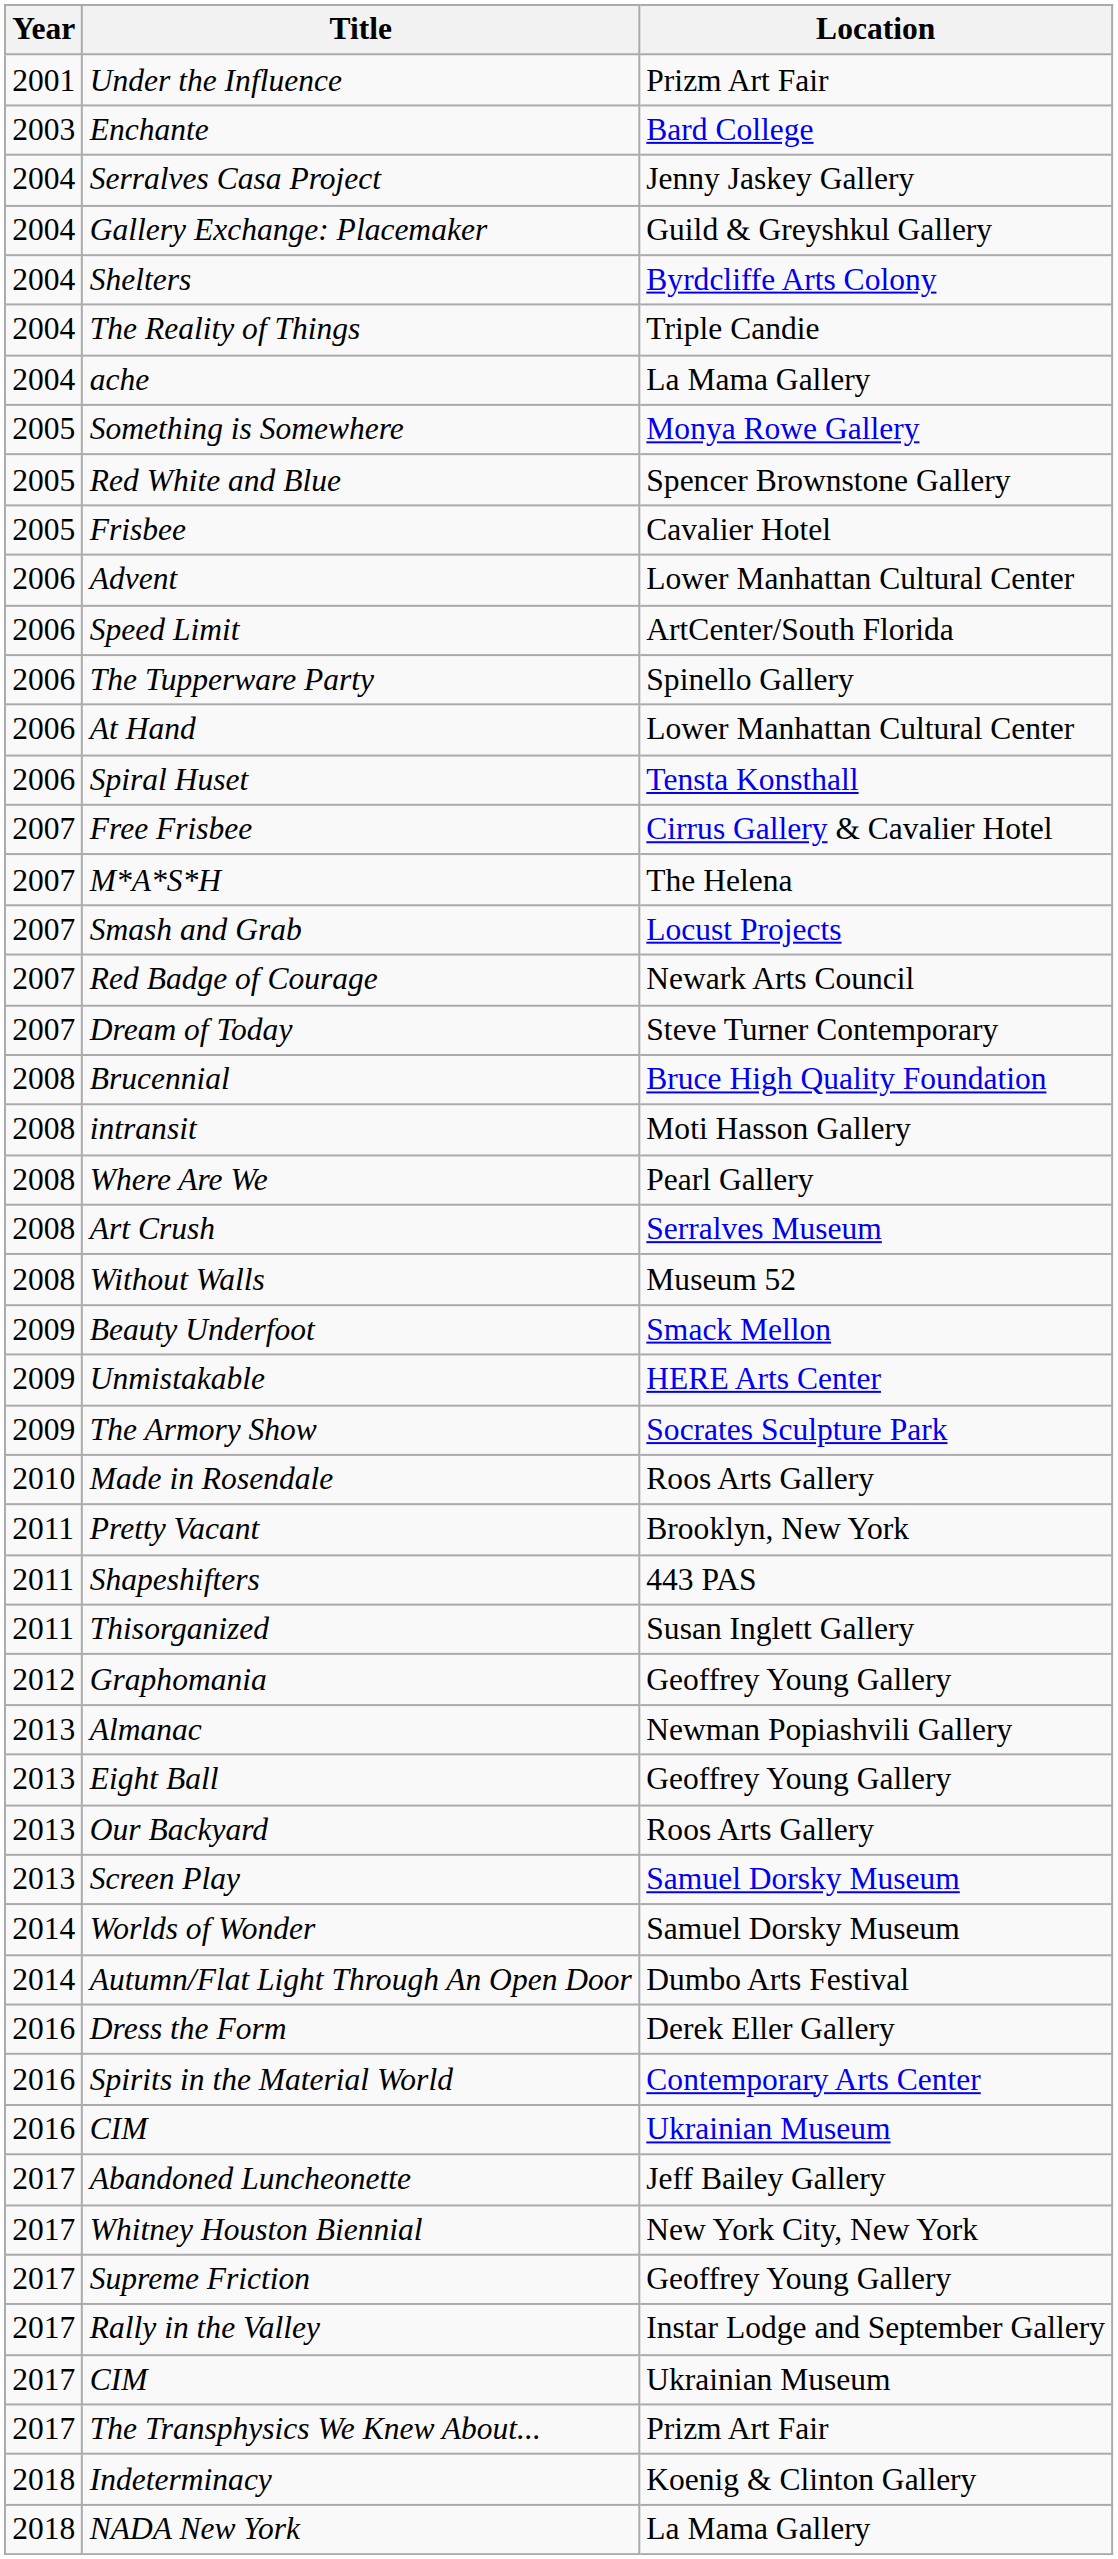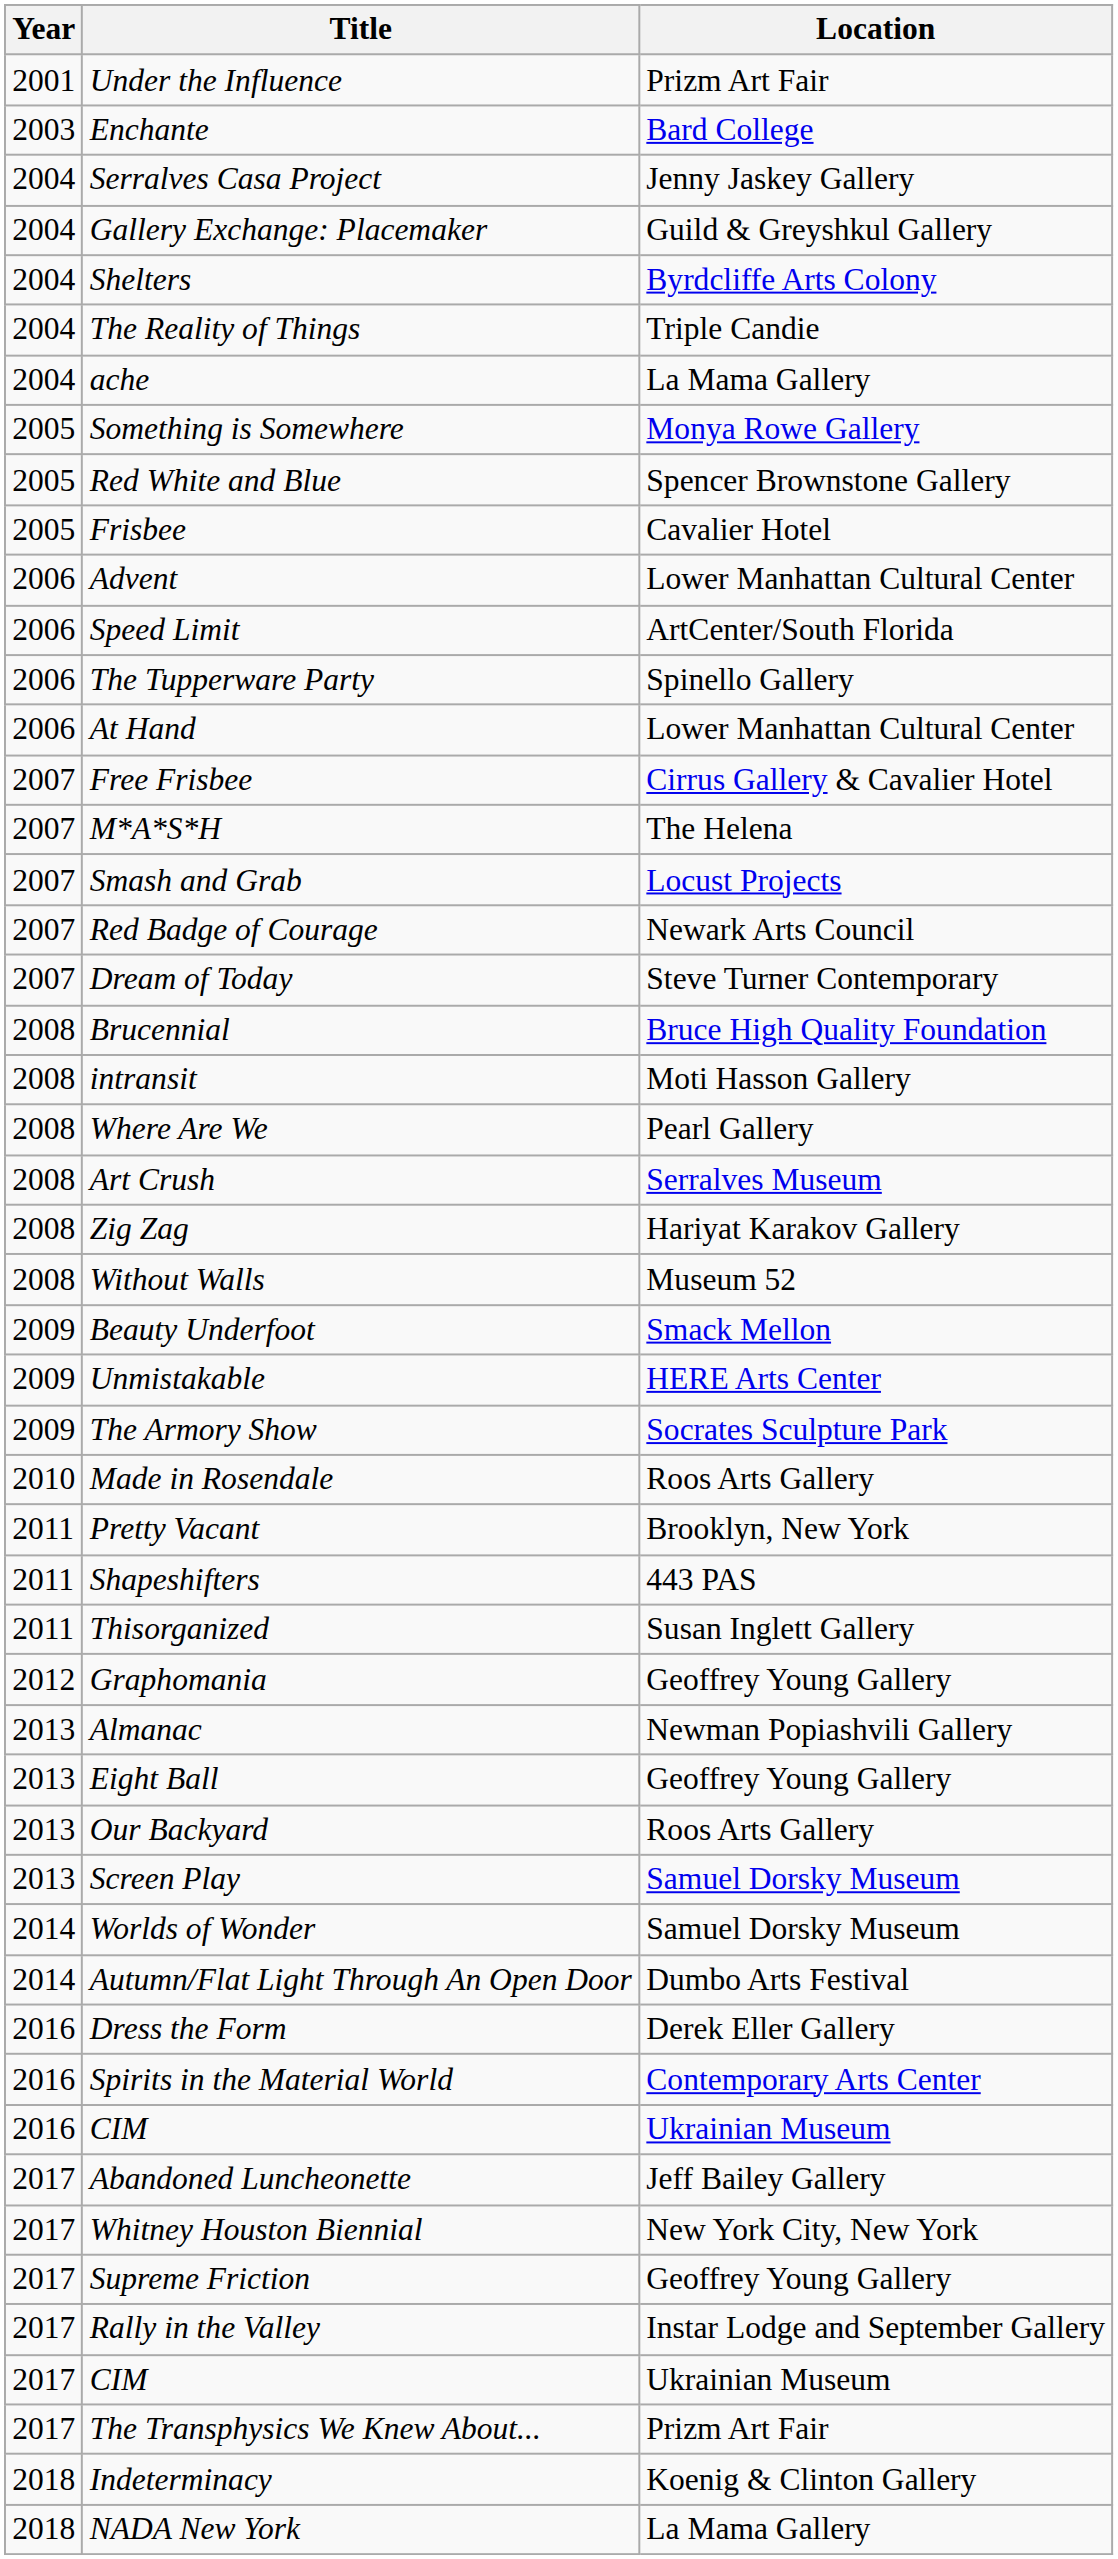- row: (44, 779)
+ row: (44, 1229)
